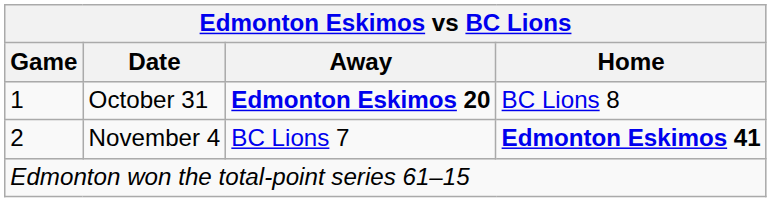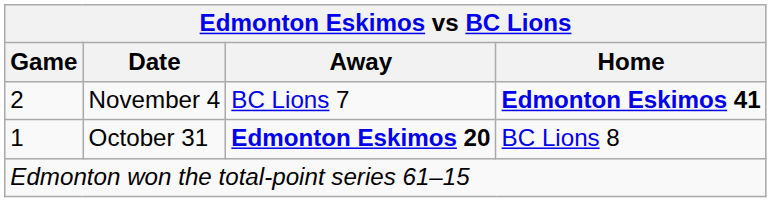rows swapped: (148, 100) <-> (154, 138)
